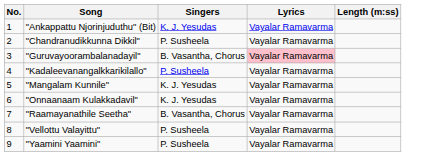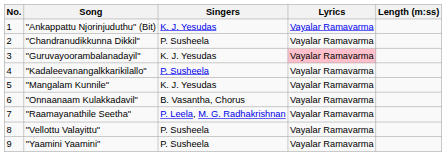(203, 56) B. Vasantha, Chorus -> (188, 56) K. J. Yesudas
(188, 100) K. J. Yesudas -> (203, 100) B. Vasantha, Chorus
(203, 115) B. Vasantha, Chorus -> (223, 115) P. Leela, M. G. Radhakrishnan
